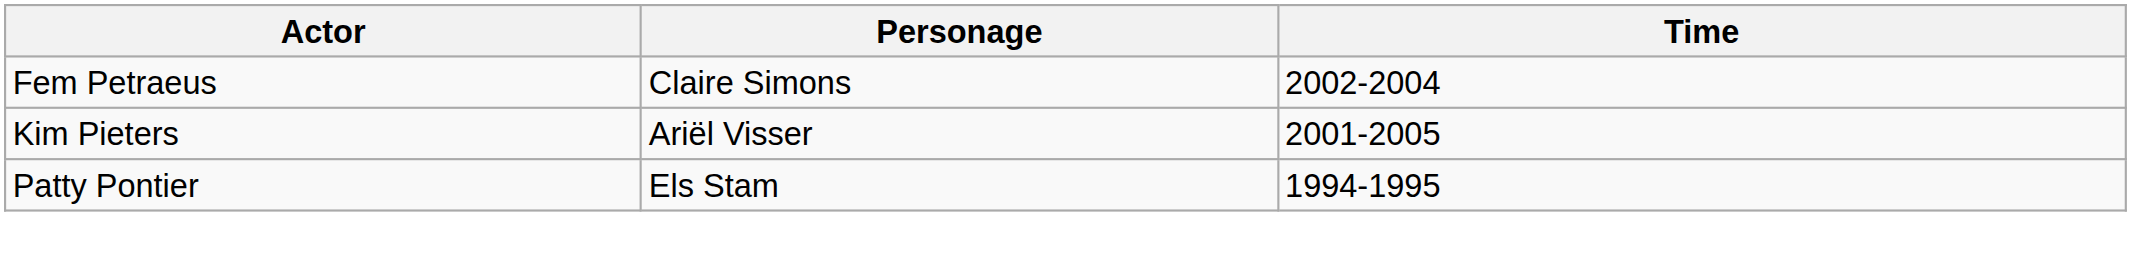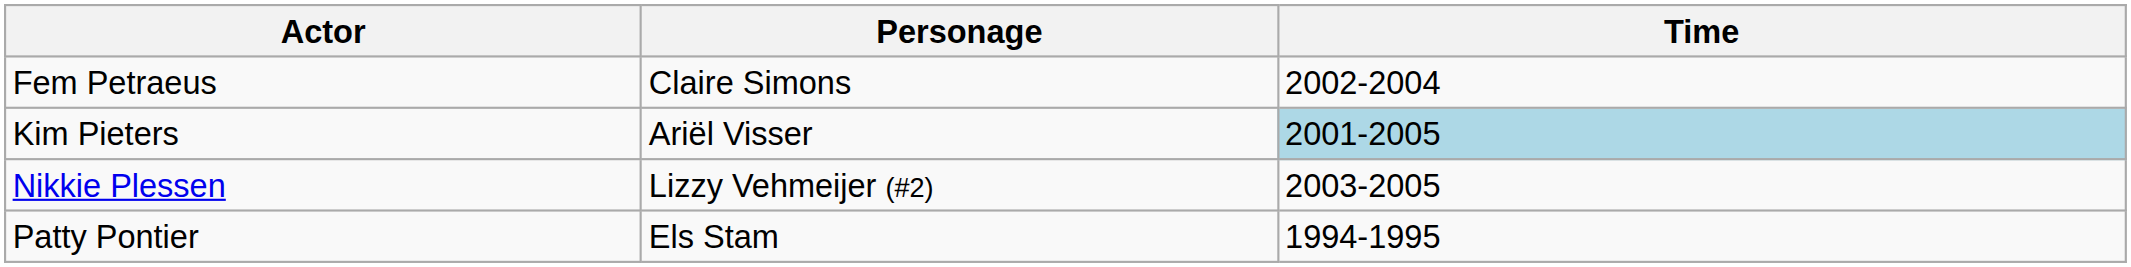(1363, 134) no background -> (1363, 134) lightblue background
+ row: (119, 185)
